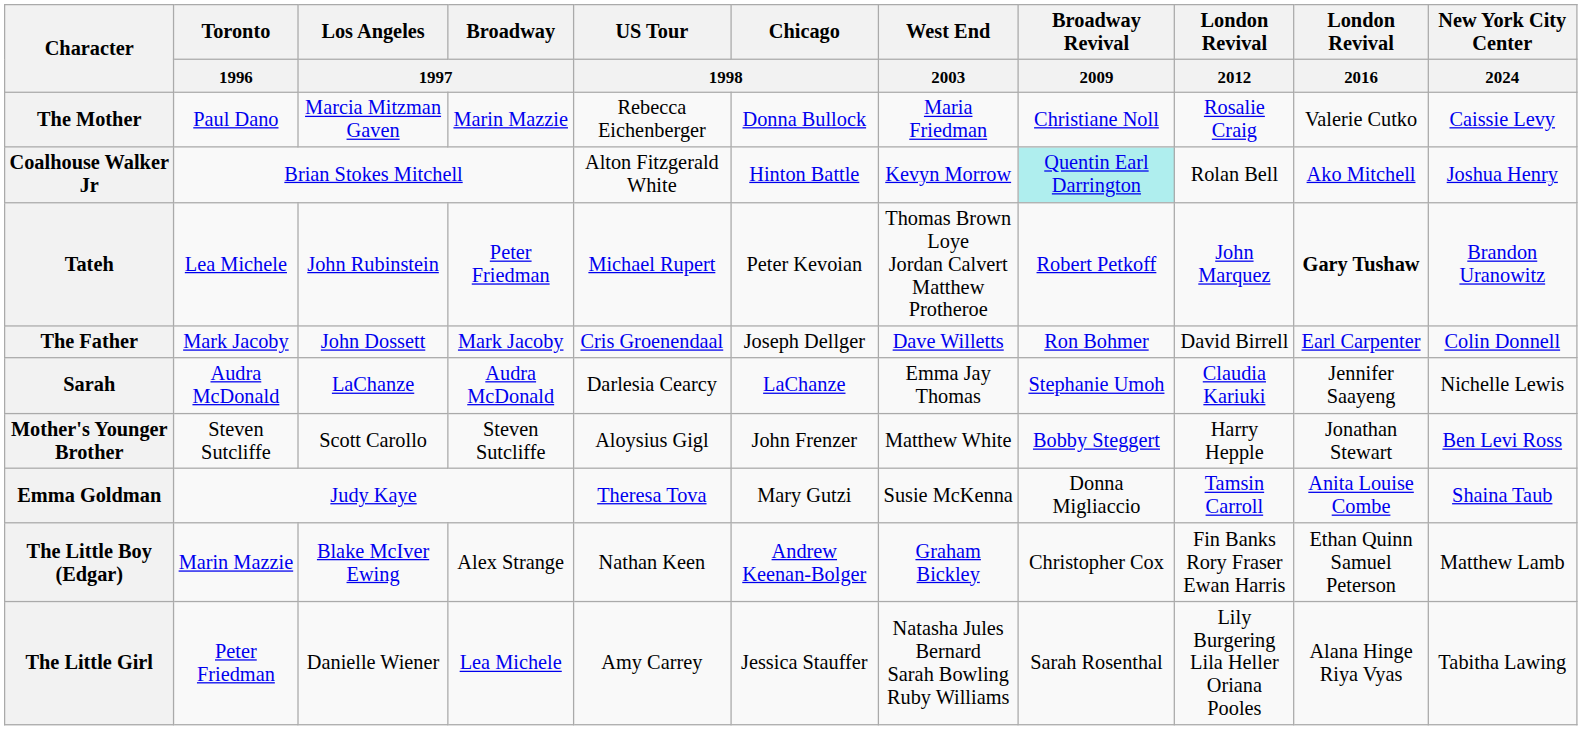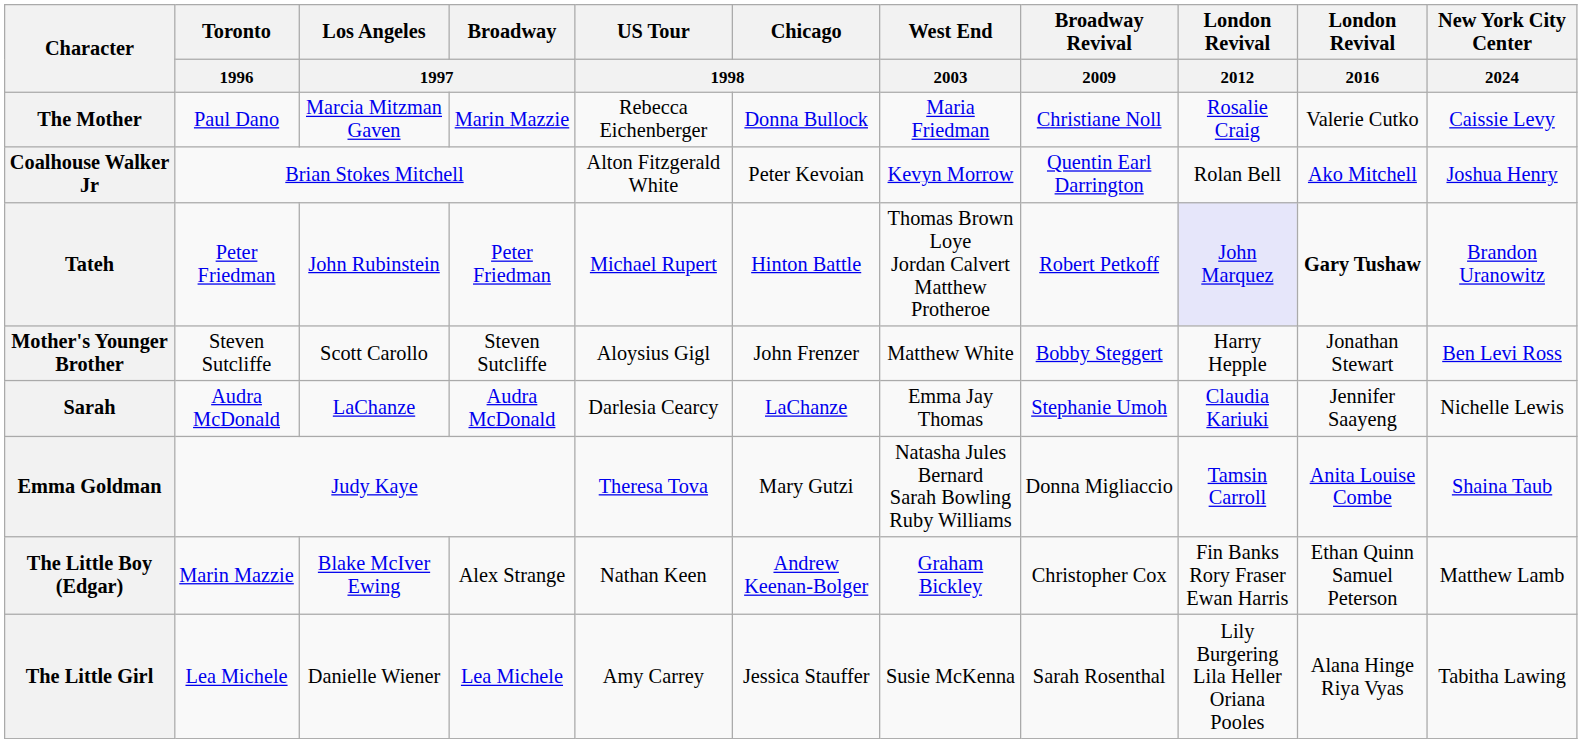(804, 174) Hinton Battle -> (806, 174) Peter Kevoian
(1096, 174) paleturquoise background -> (1099, 174) no background
(236, 263) Lea Michele -> (237, 263) Peter Friedman
(804, 263) Peter Kevoian -> (806, 263) Hinton Battle
(1234, 263) no background -> (1237, 263) lavender background
- row: (89, 341)
rows swapped: (89, 385) <-> (89, 440)
(948, 495) Susie McKenna -> (950, 486) Natasha Jules Bernard Sarah Bowling Ruby Williams
(236, 662) Peter Friedman -> (237, 676) Lea Michele
(948, 662) Natasha Jules Bernard Sarah Bowling Ruby Williams -> (950, 676) Susie McKenna
